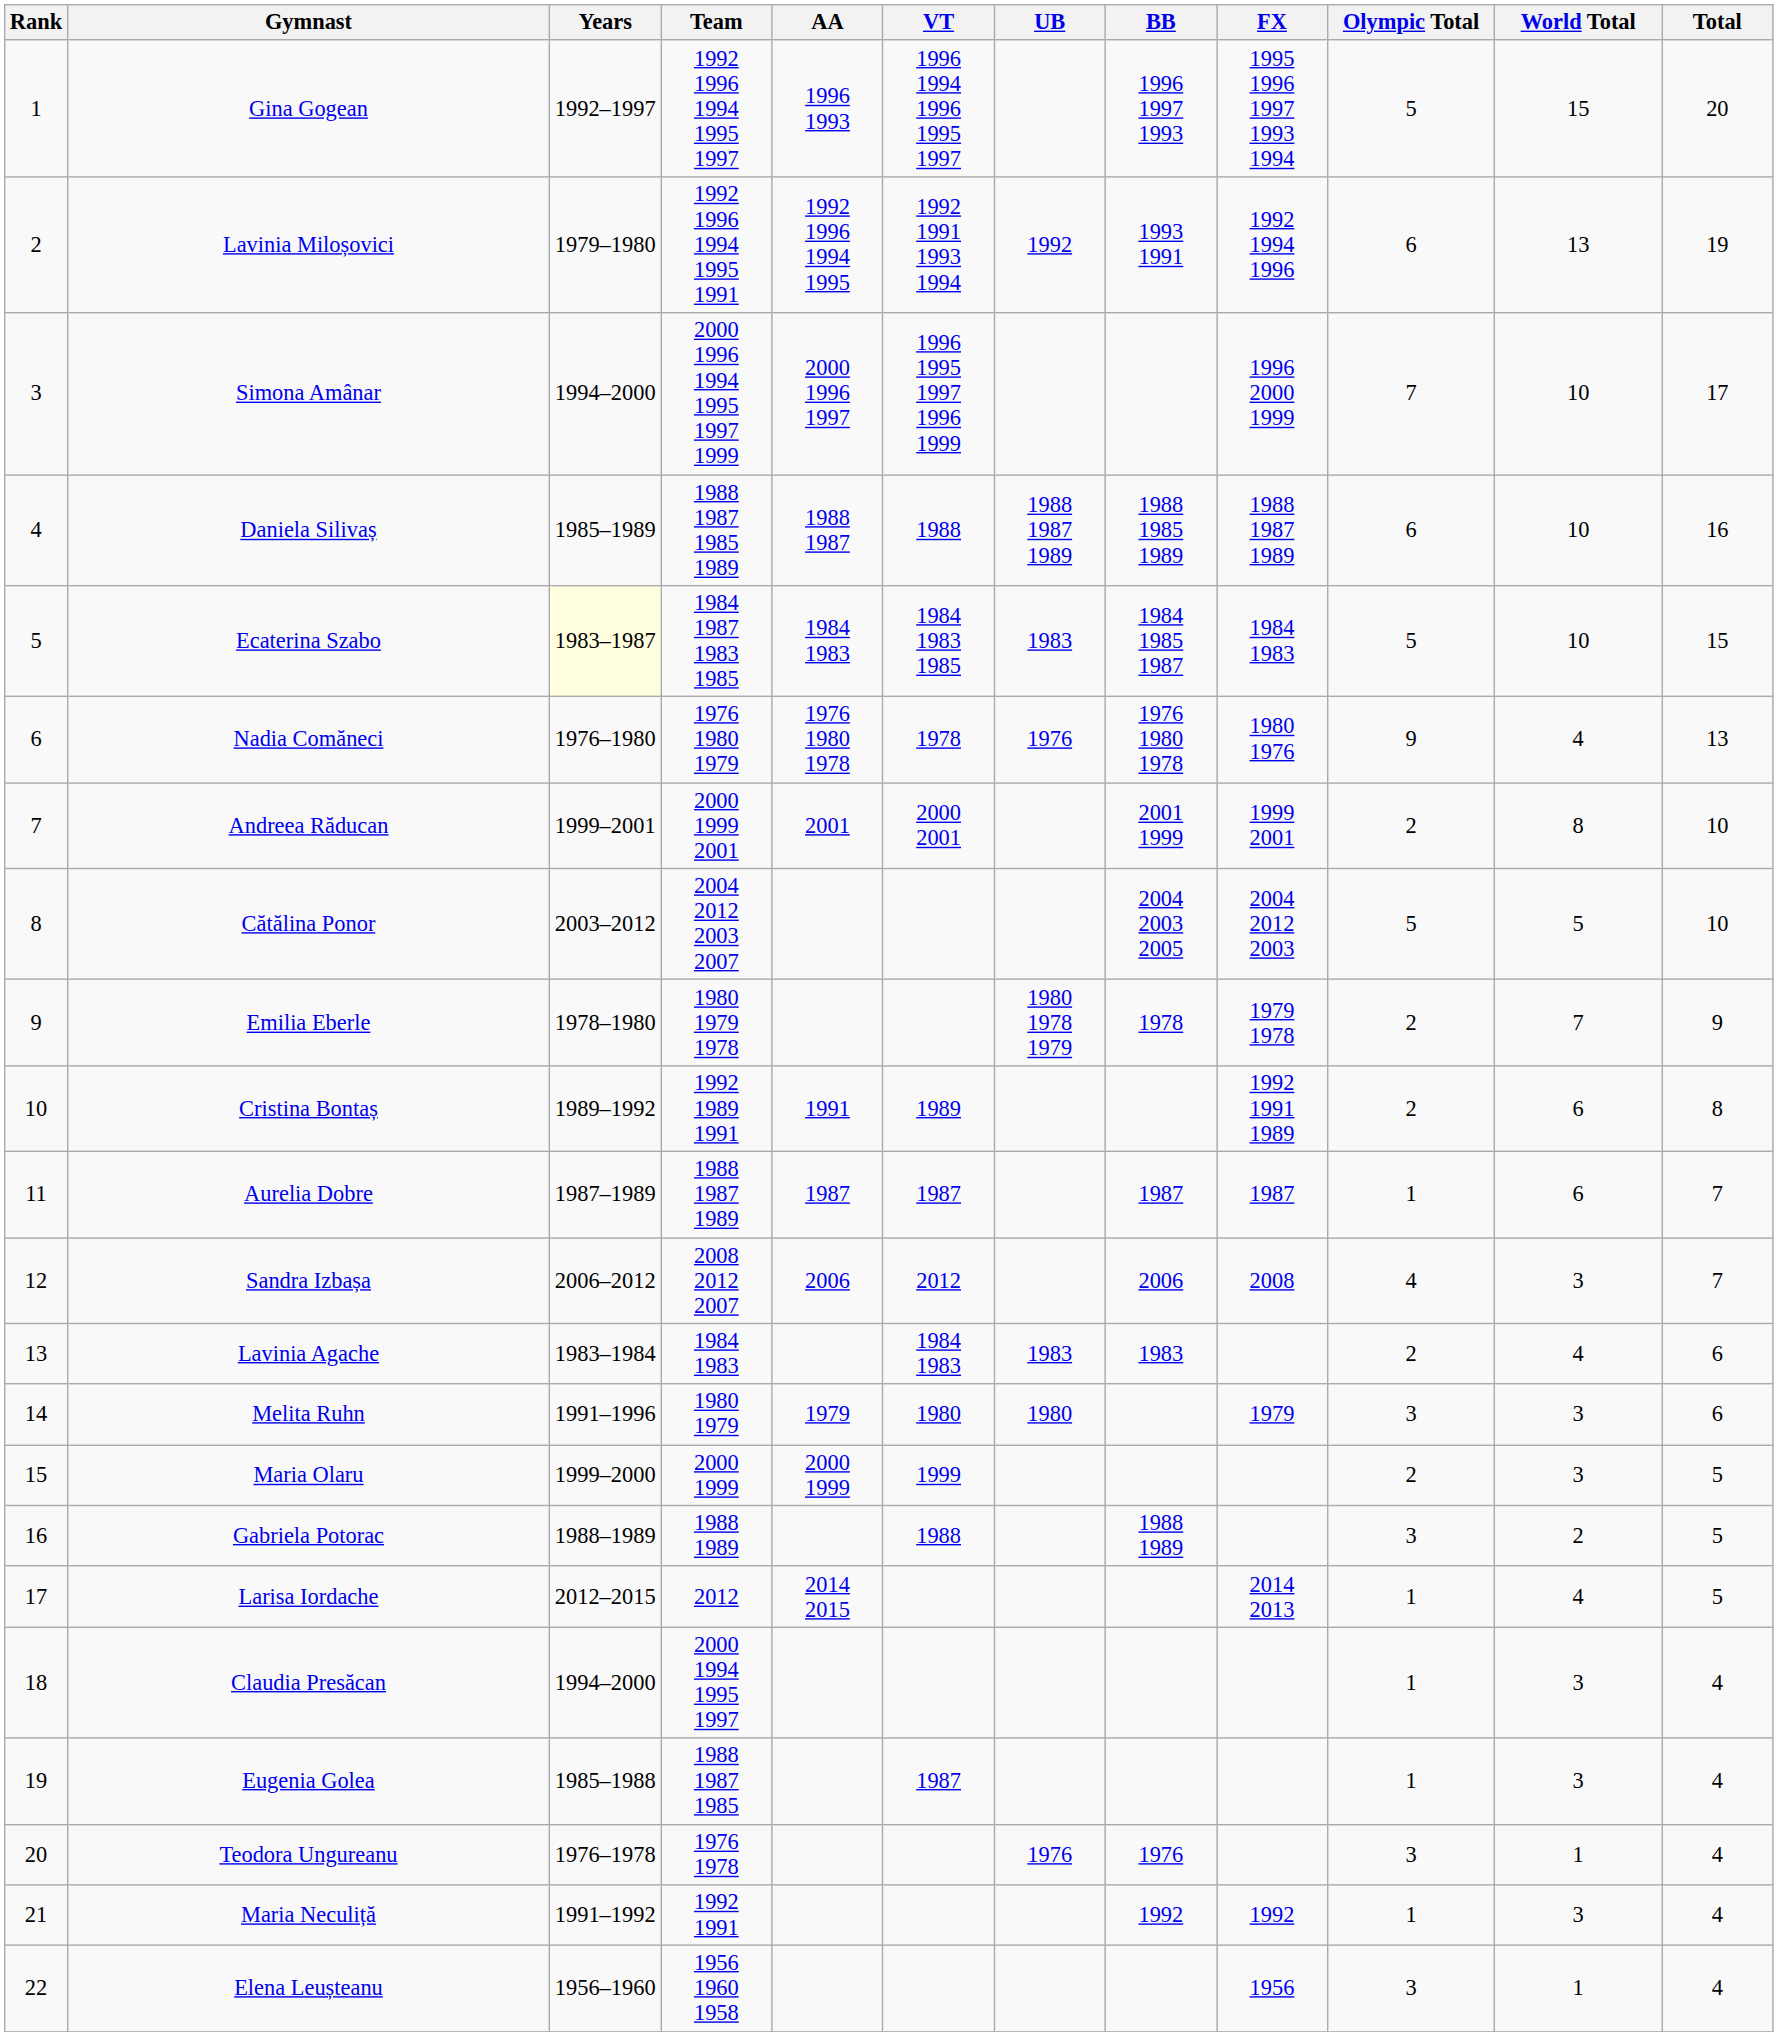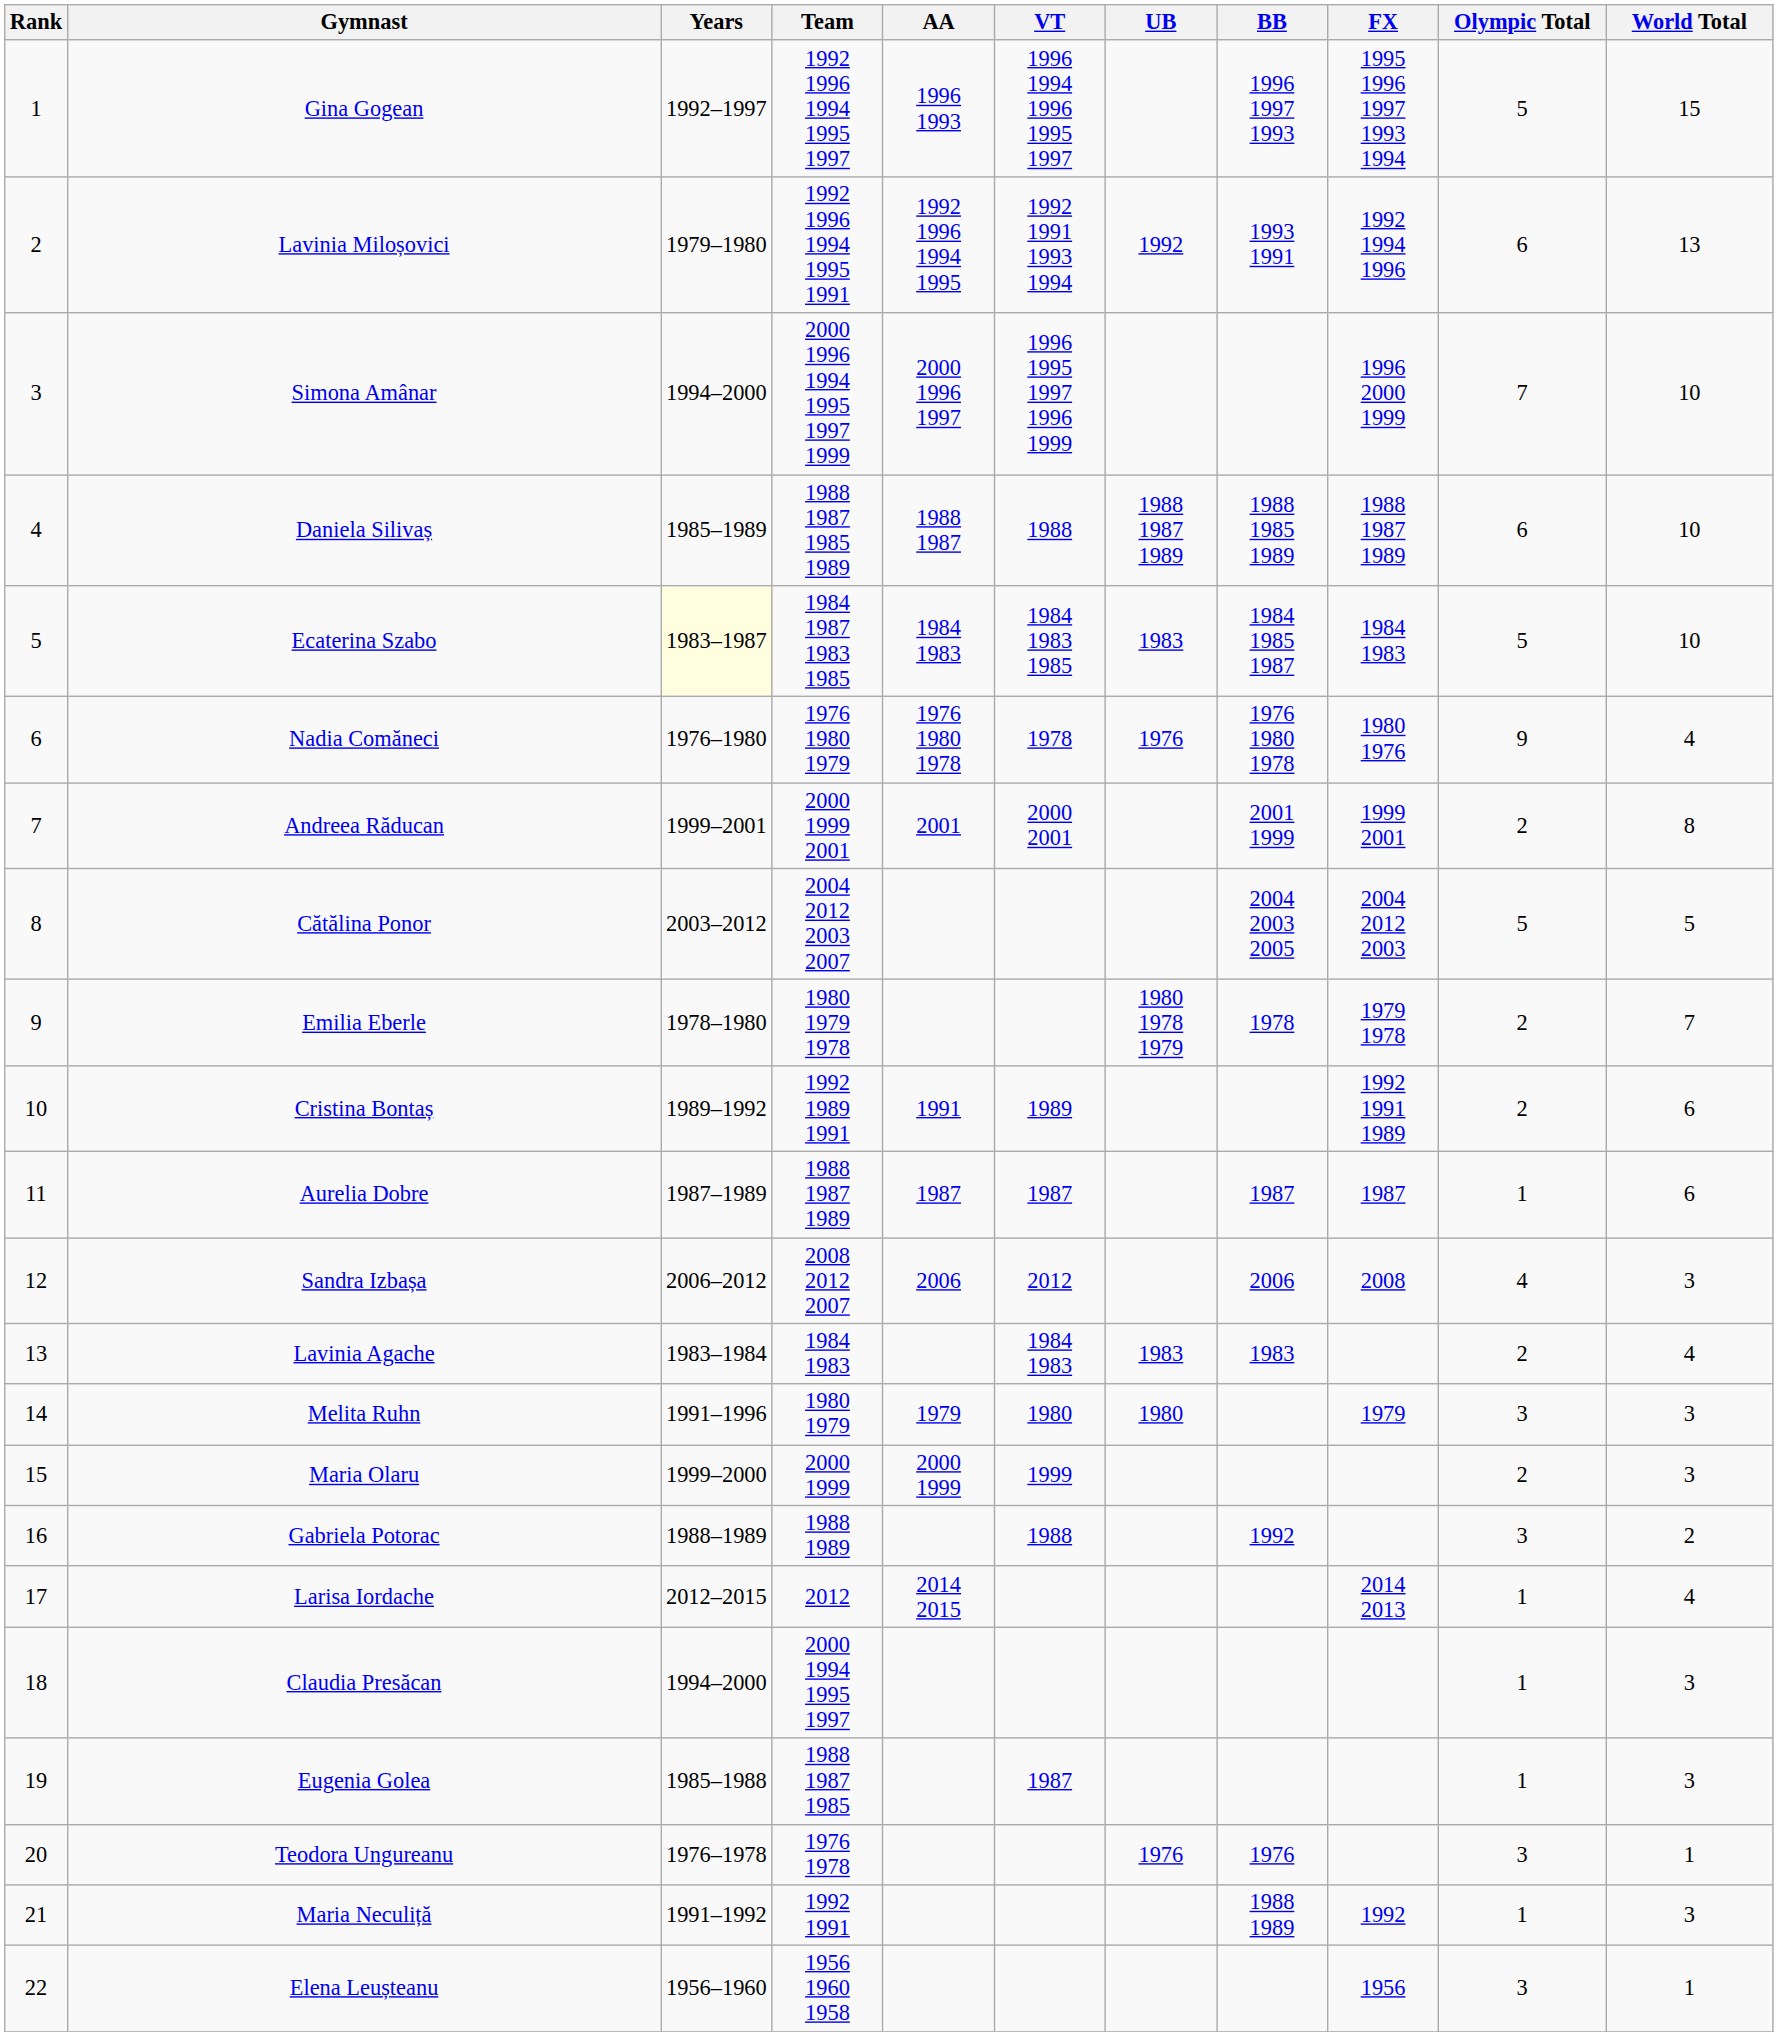- column: (1717, 22)
(1161, 1535) 1988 1989 -> (1272, 1535) 1992
(1161, 1914) 1992 -> (1272, 1914) 1988 1989
